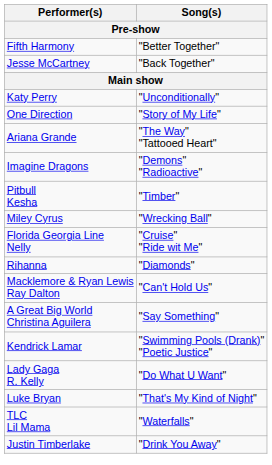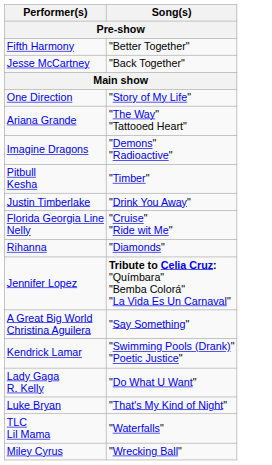- row: (32, 98)
rows swapped: (49, 444) <-> (35, 219)
- row: (70, 288)
+ row: (42, 283)
